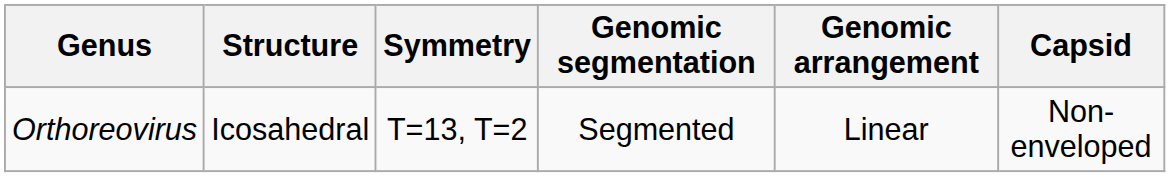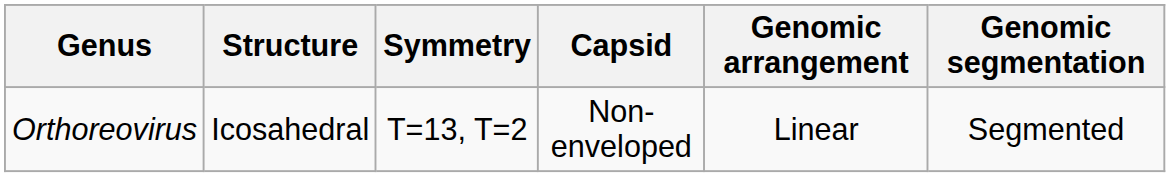columns swapped: (1081, 45) <-> (656, 45)
